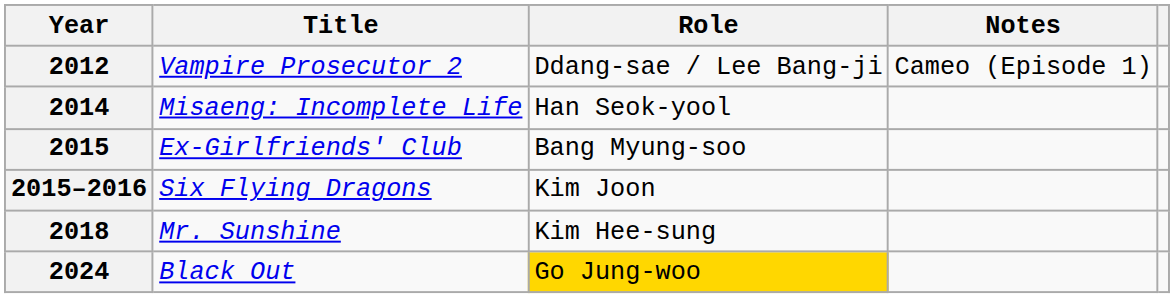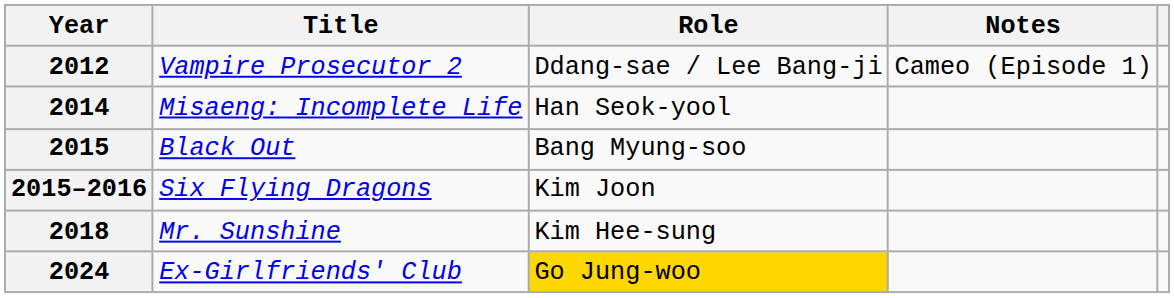(311, 149) Ex-Girlfriends' Club -> (227, 149) Black Out
(227, 272) Black Out -> (311, 272) Ex-Girlfriends' Club
